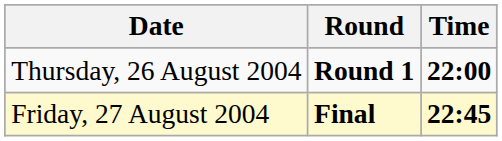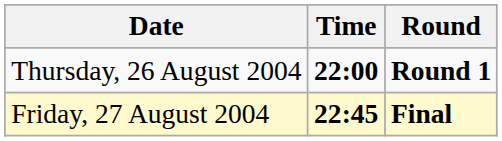columns swapped: (459, 26) <-> (364, 26)
